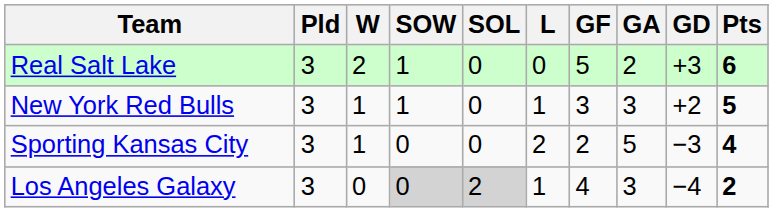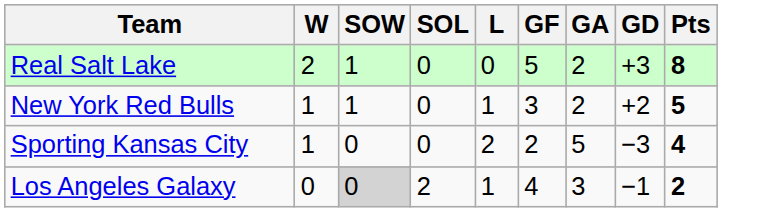- column: (320, 24)
(729, 65) 6 -> (678, 65) 8
(630, 105) 3 -> (578, 105) 2
(475, 186) lightgrey background -> (424, 186) no background
(687, 186) −4 -> (636, 186) −1
